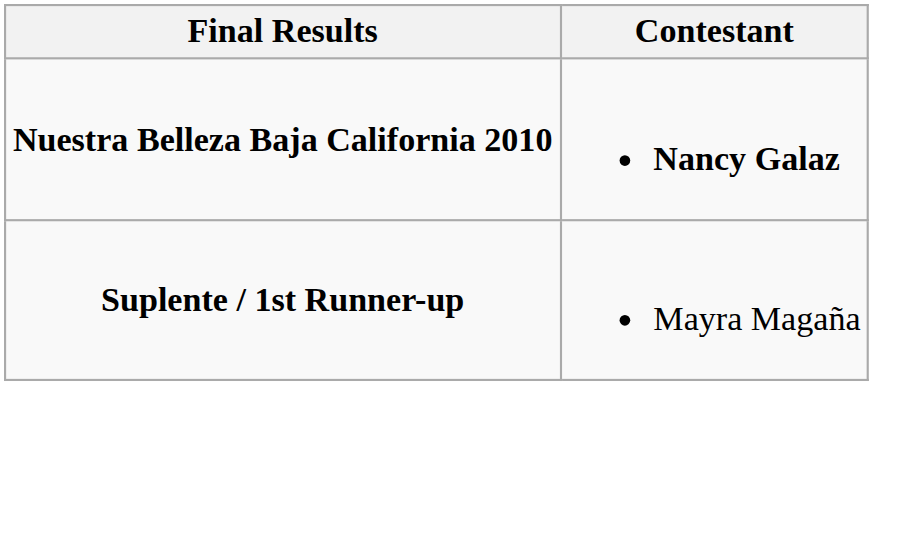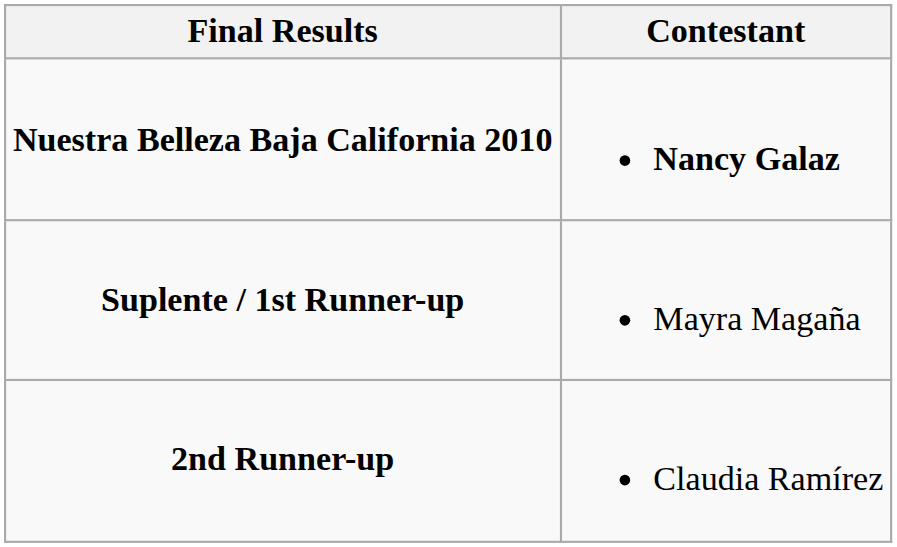+ row: (283, 459)
